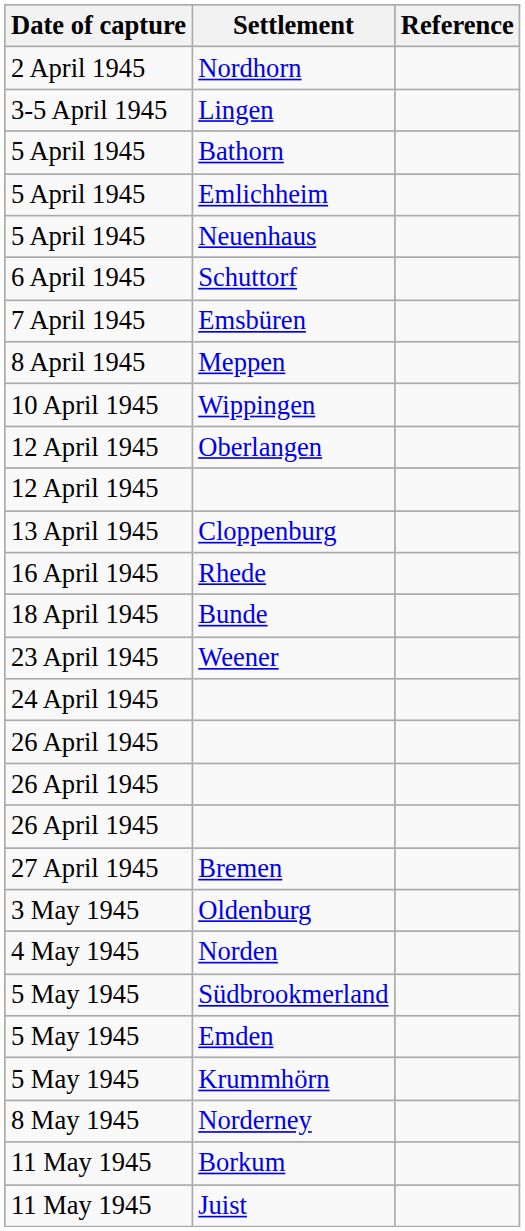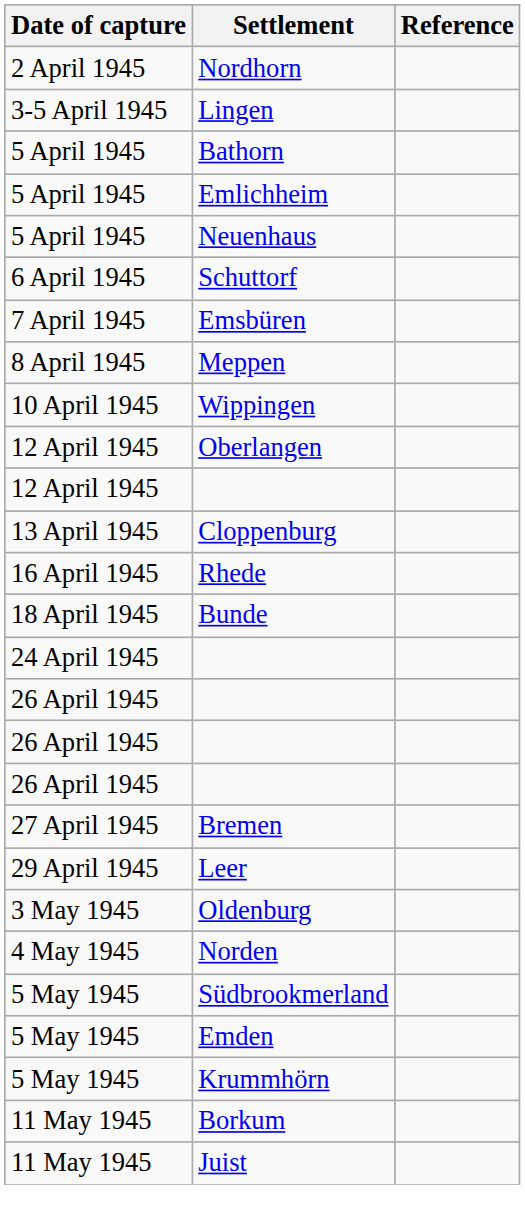- row: (85, 657)
+ row: (85, 868)
- row: (75, 1120)
